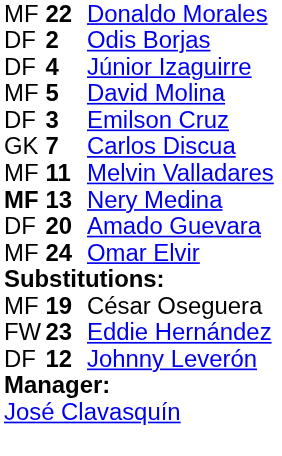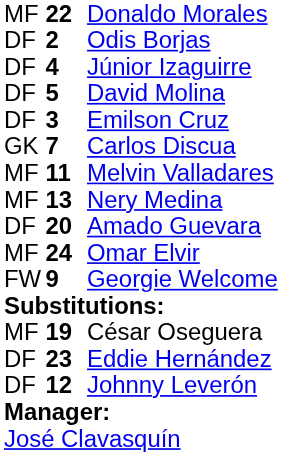(21, 93) MF -> (20, 93) DF
(21, 199) bold -> (21, 199) normal
+ row: (182, 279)
(23, 332) FW -> (20, 359) DF
